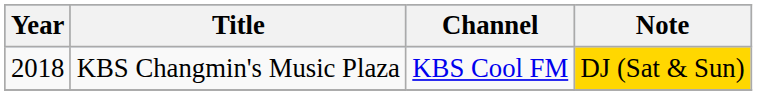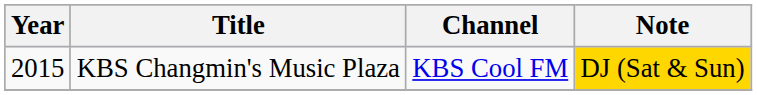(38, 68) 2018 -> (38, 68) 2015
